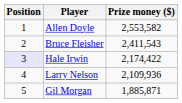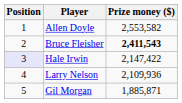(141, 43) normal -> (141, 43) bold
(141, 59) 2,174,422 -> (141, 59) 2,147,422
